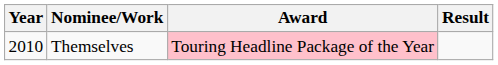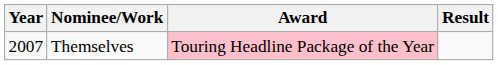(26, 45) 2010 -> (26, 45) 2007
